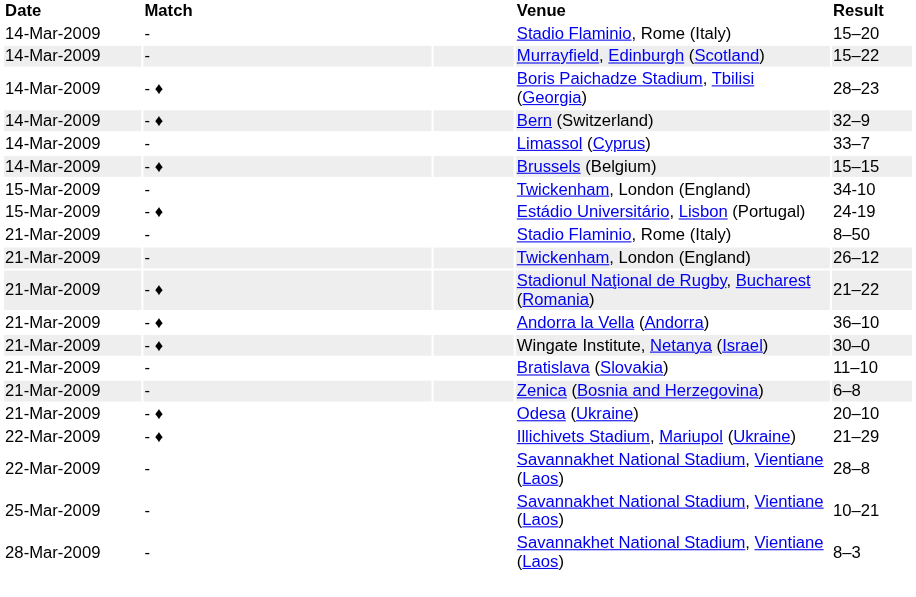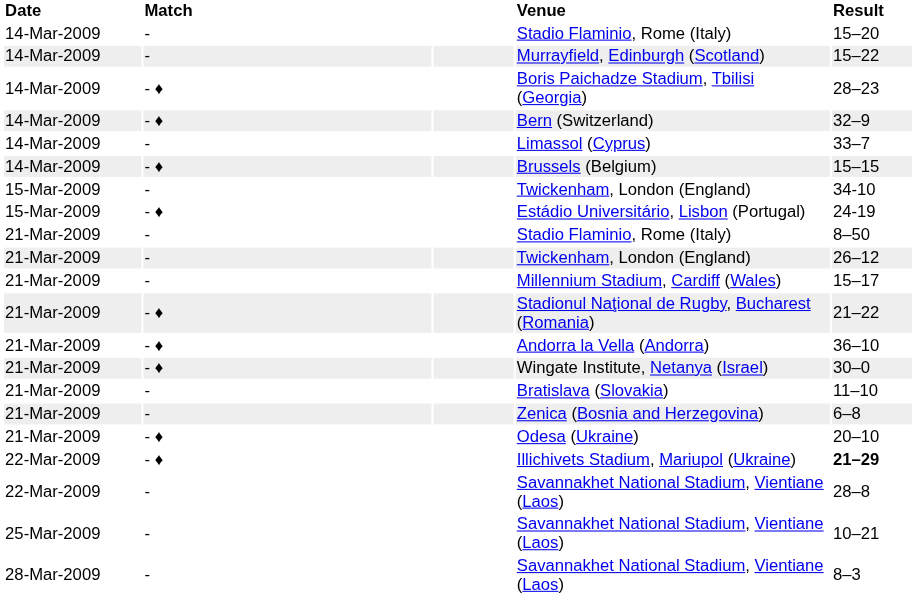+ row: (53, 280)
(856, 436) normal -> (856, 459) bold
